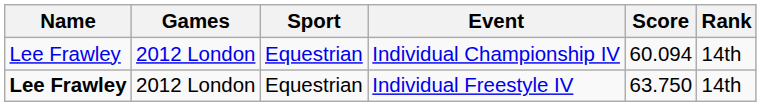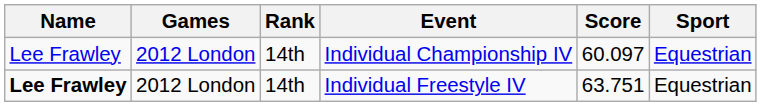columns swapped: (314, 21) <-> (727, 21)
(661, 54) 60.094 -> (613, 54) 60.097
(661, 86) 63.750 -> (613, 86) 63.751
